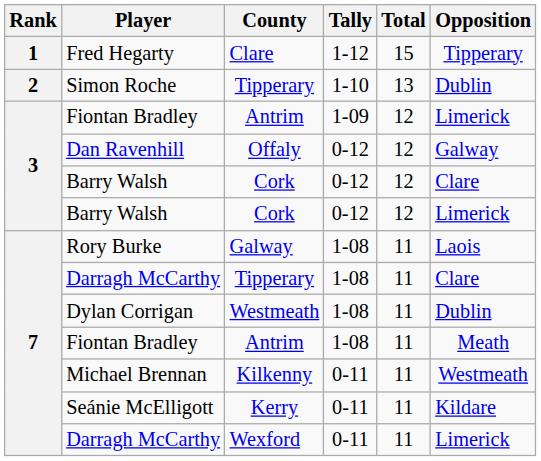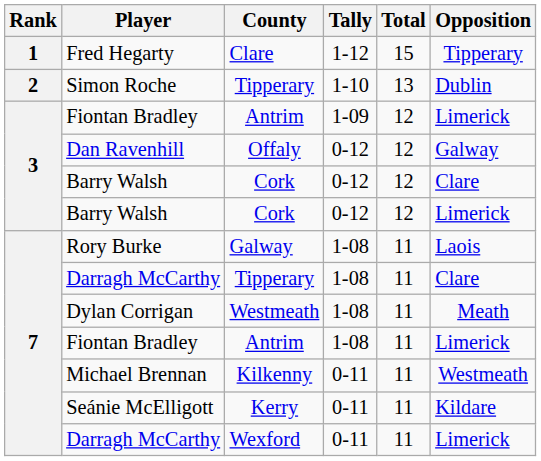(463, 310) Dublin -> (483, 310) Meath
(483, 342) Meath -> (472, 342) Limerick
